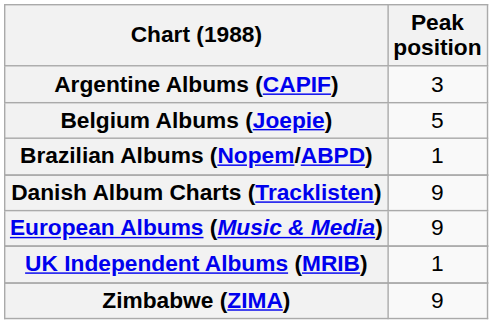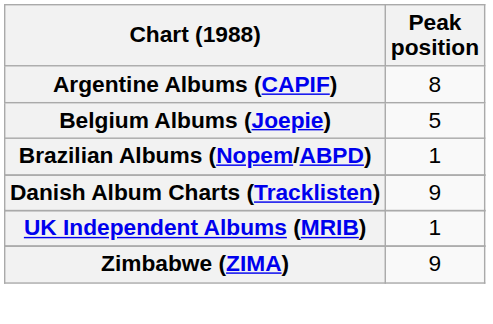(437, 84) 3 -> (435, 84) 8
- row: (196, 228)
